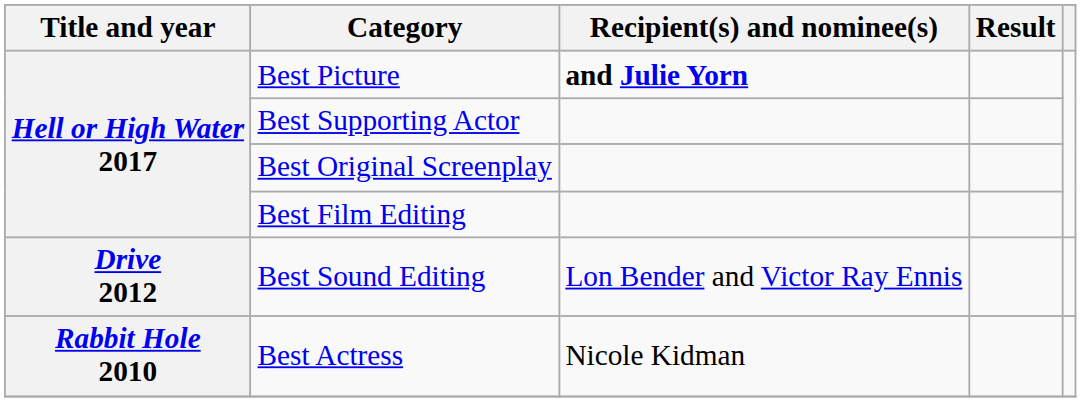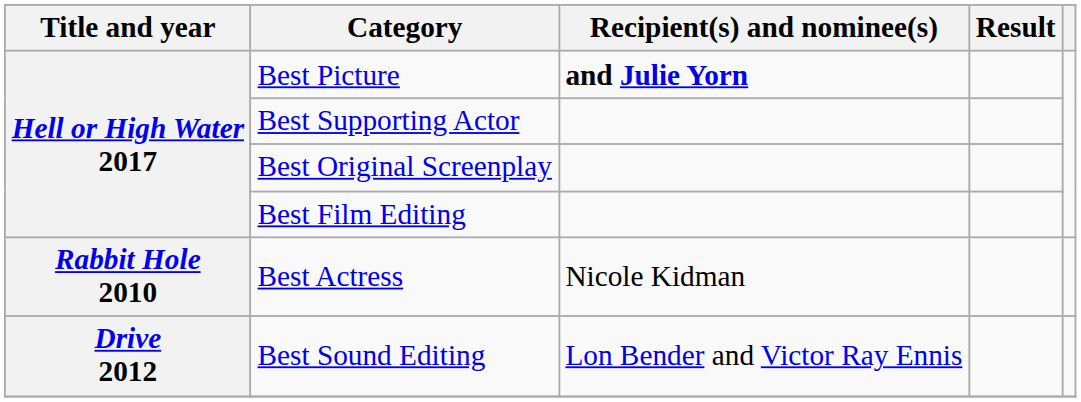rows swapped: (371, 276) <-> (330, 355)
